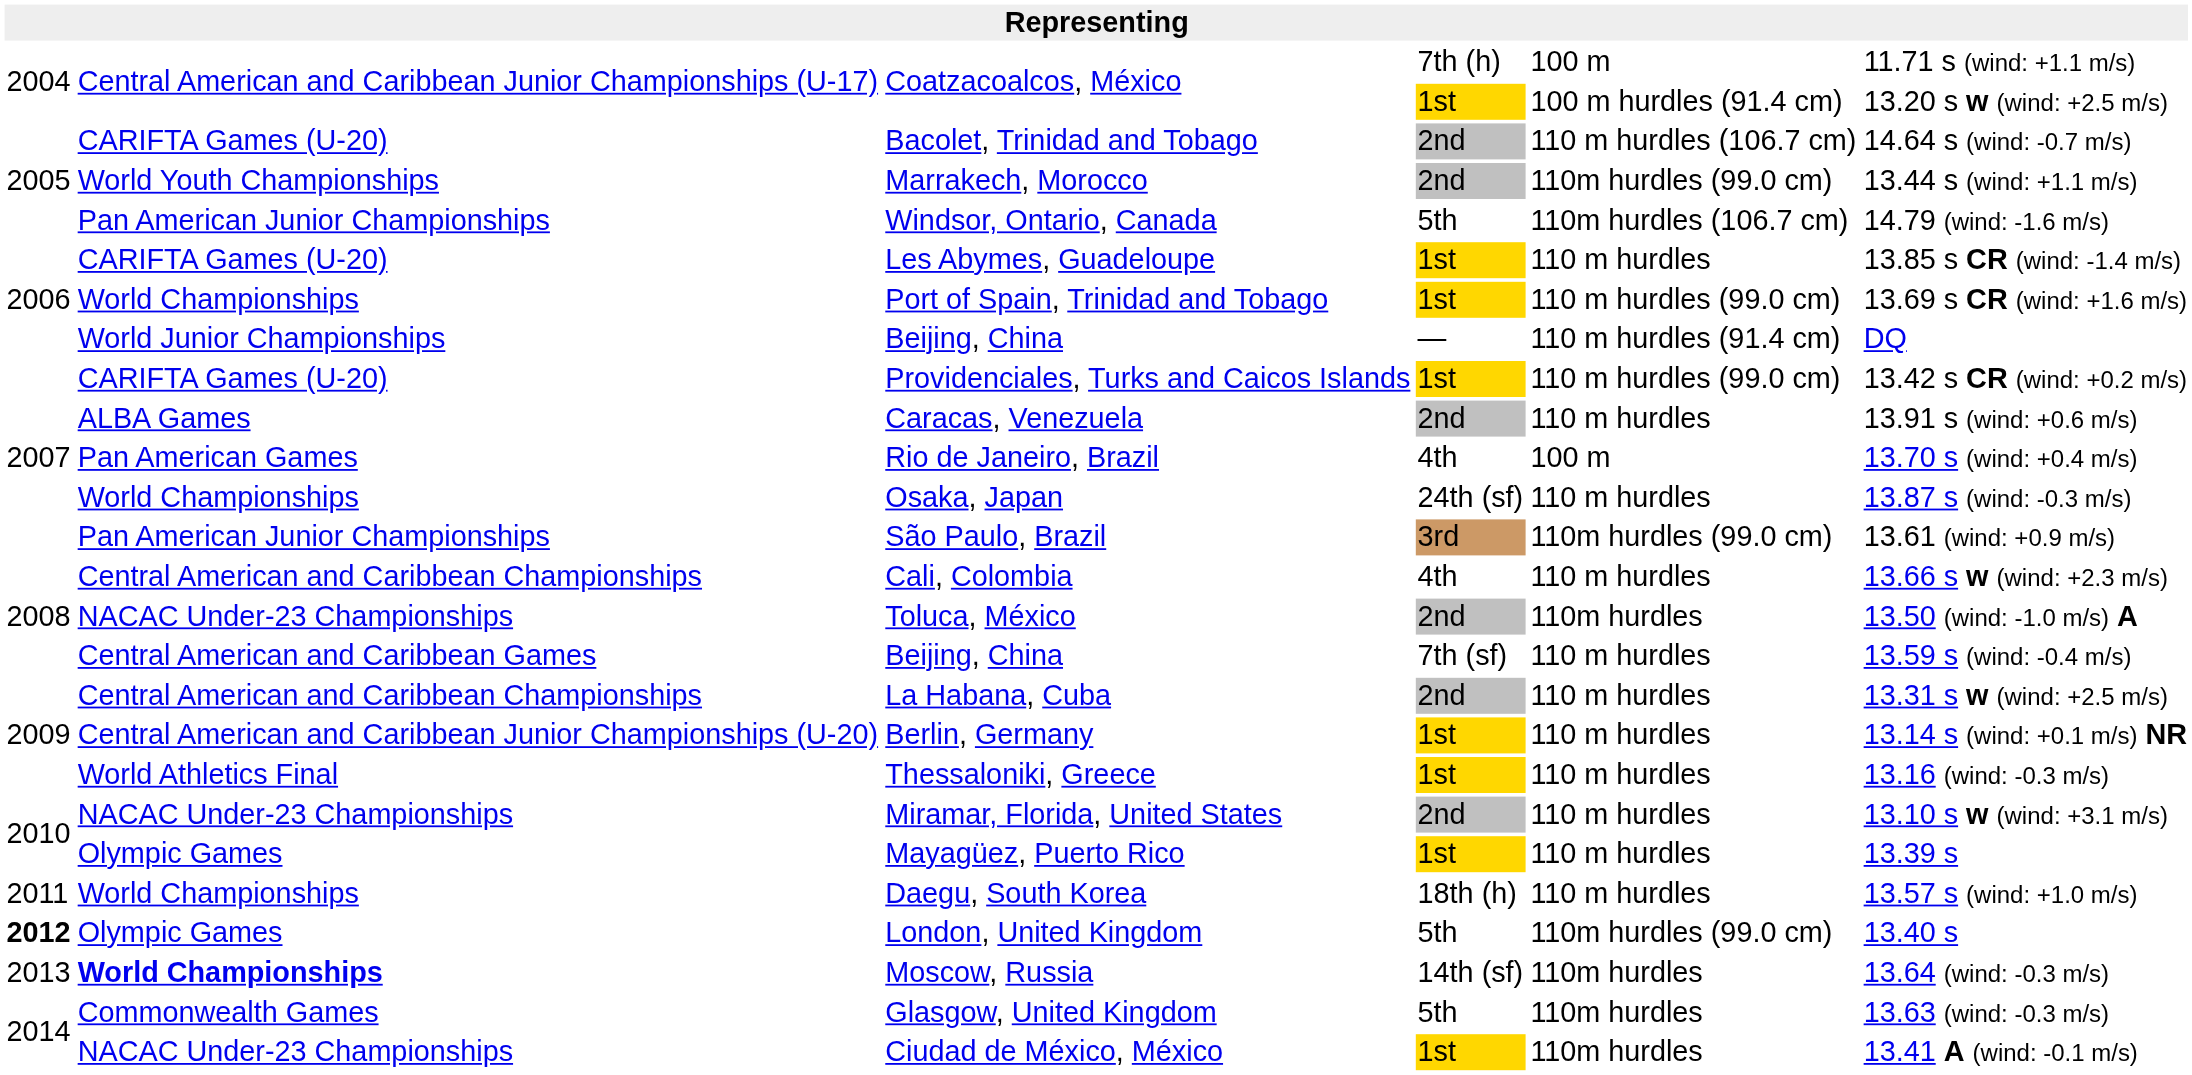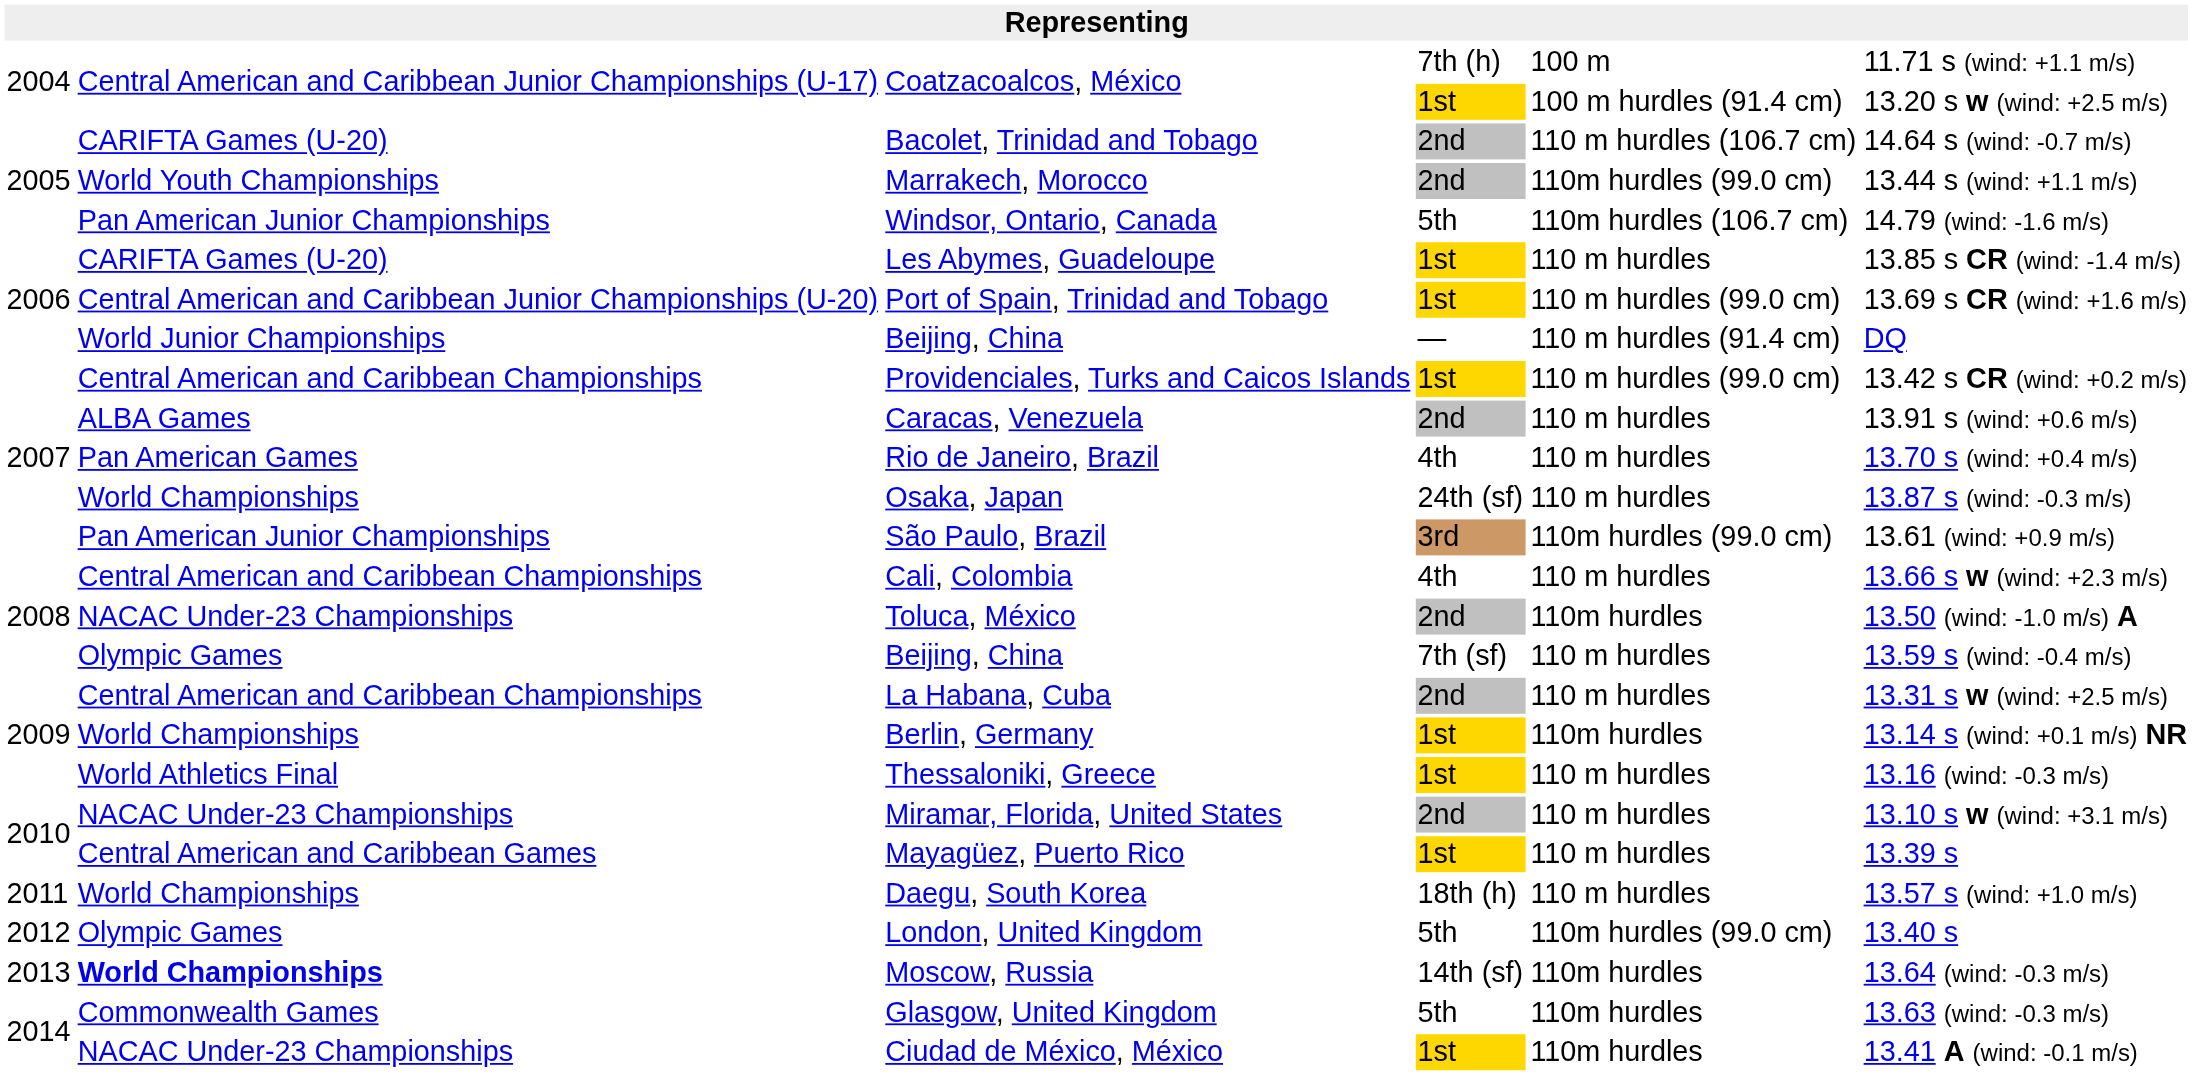(218, 299) World Championships -> (478, 299) Central American and Caribbean Junior Championships (U-20)
(233, 378) CARIFTA Games (U-20) -> (390, 378) Central American and Caribbean Championships
(1570, 457) 100 m -> (1621, 457) 110 m hurdles
(337, 655) Central American and Caribbean Games -> (180, 655) Olympic Games
(478, 734) Central American and Caribbean Junior Championships (U-20) -> (218, 734) World Championships
(1621, 734) 110 m hurdles -> (1617, 734) 110m hurdles
(180, 853) Olympic Games -> (337, 853) Central American and Caribbean Games
(38, 932) bold -> (38, 932) normal
